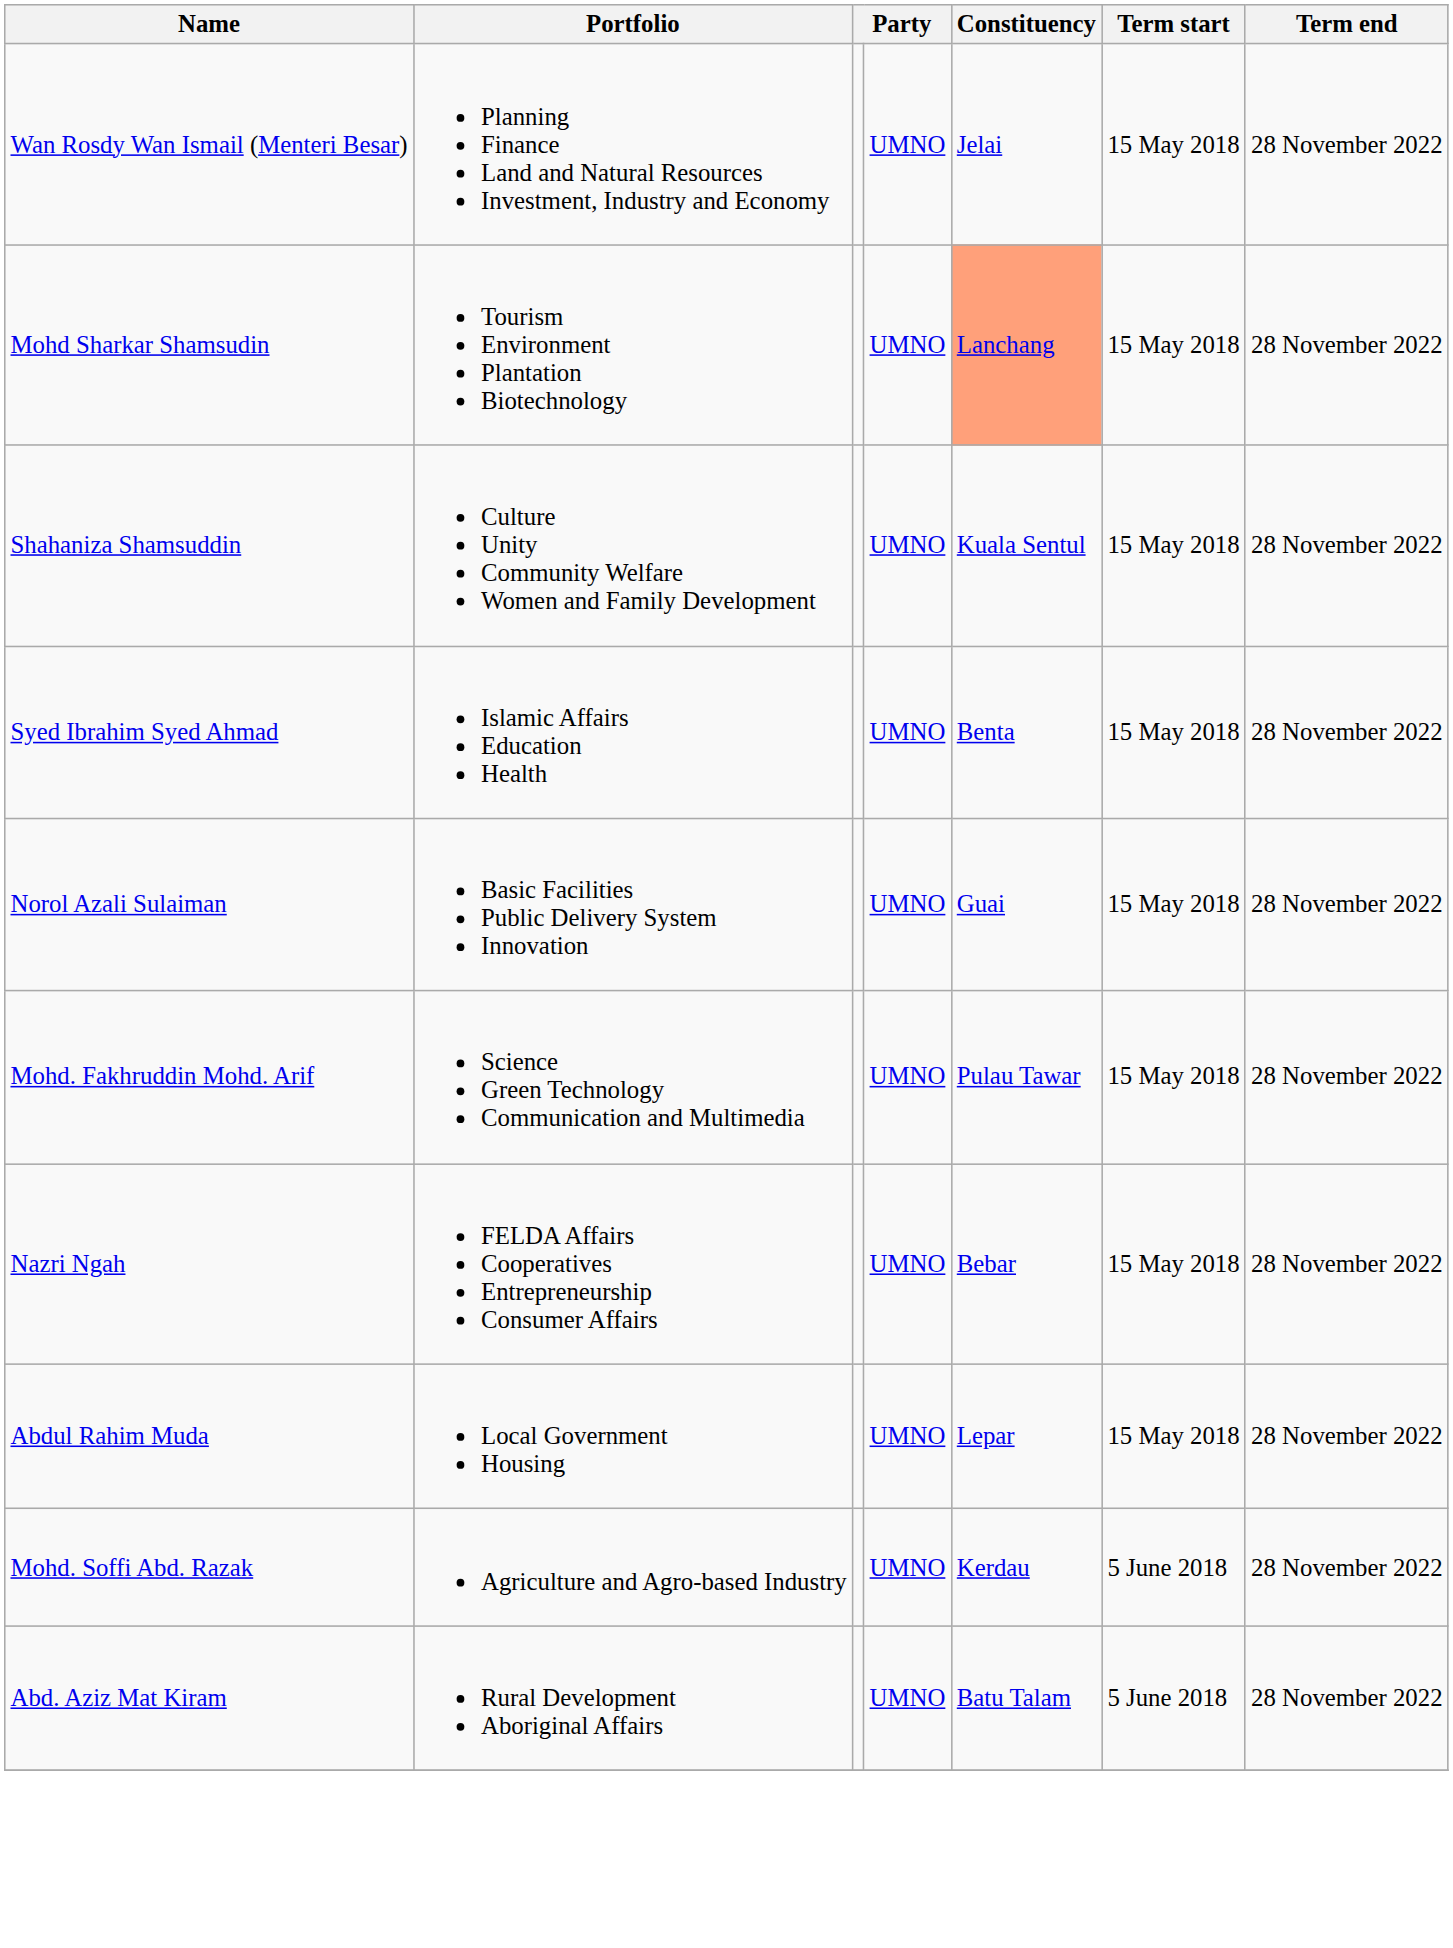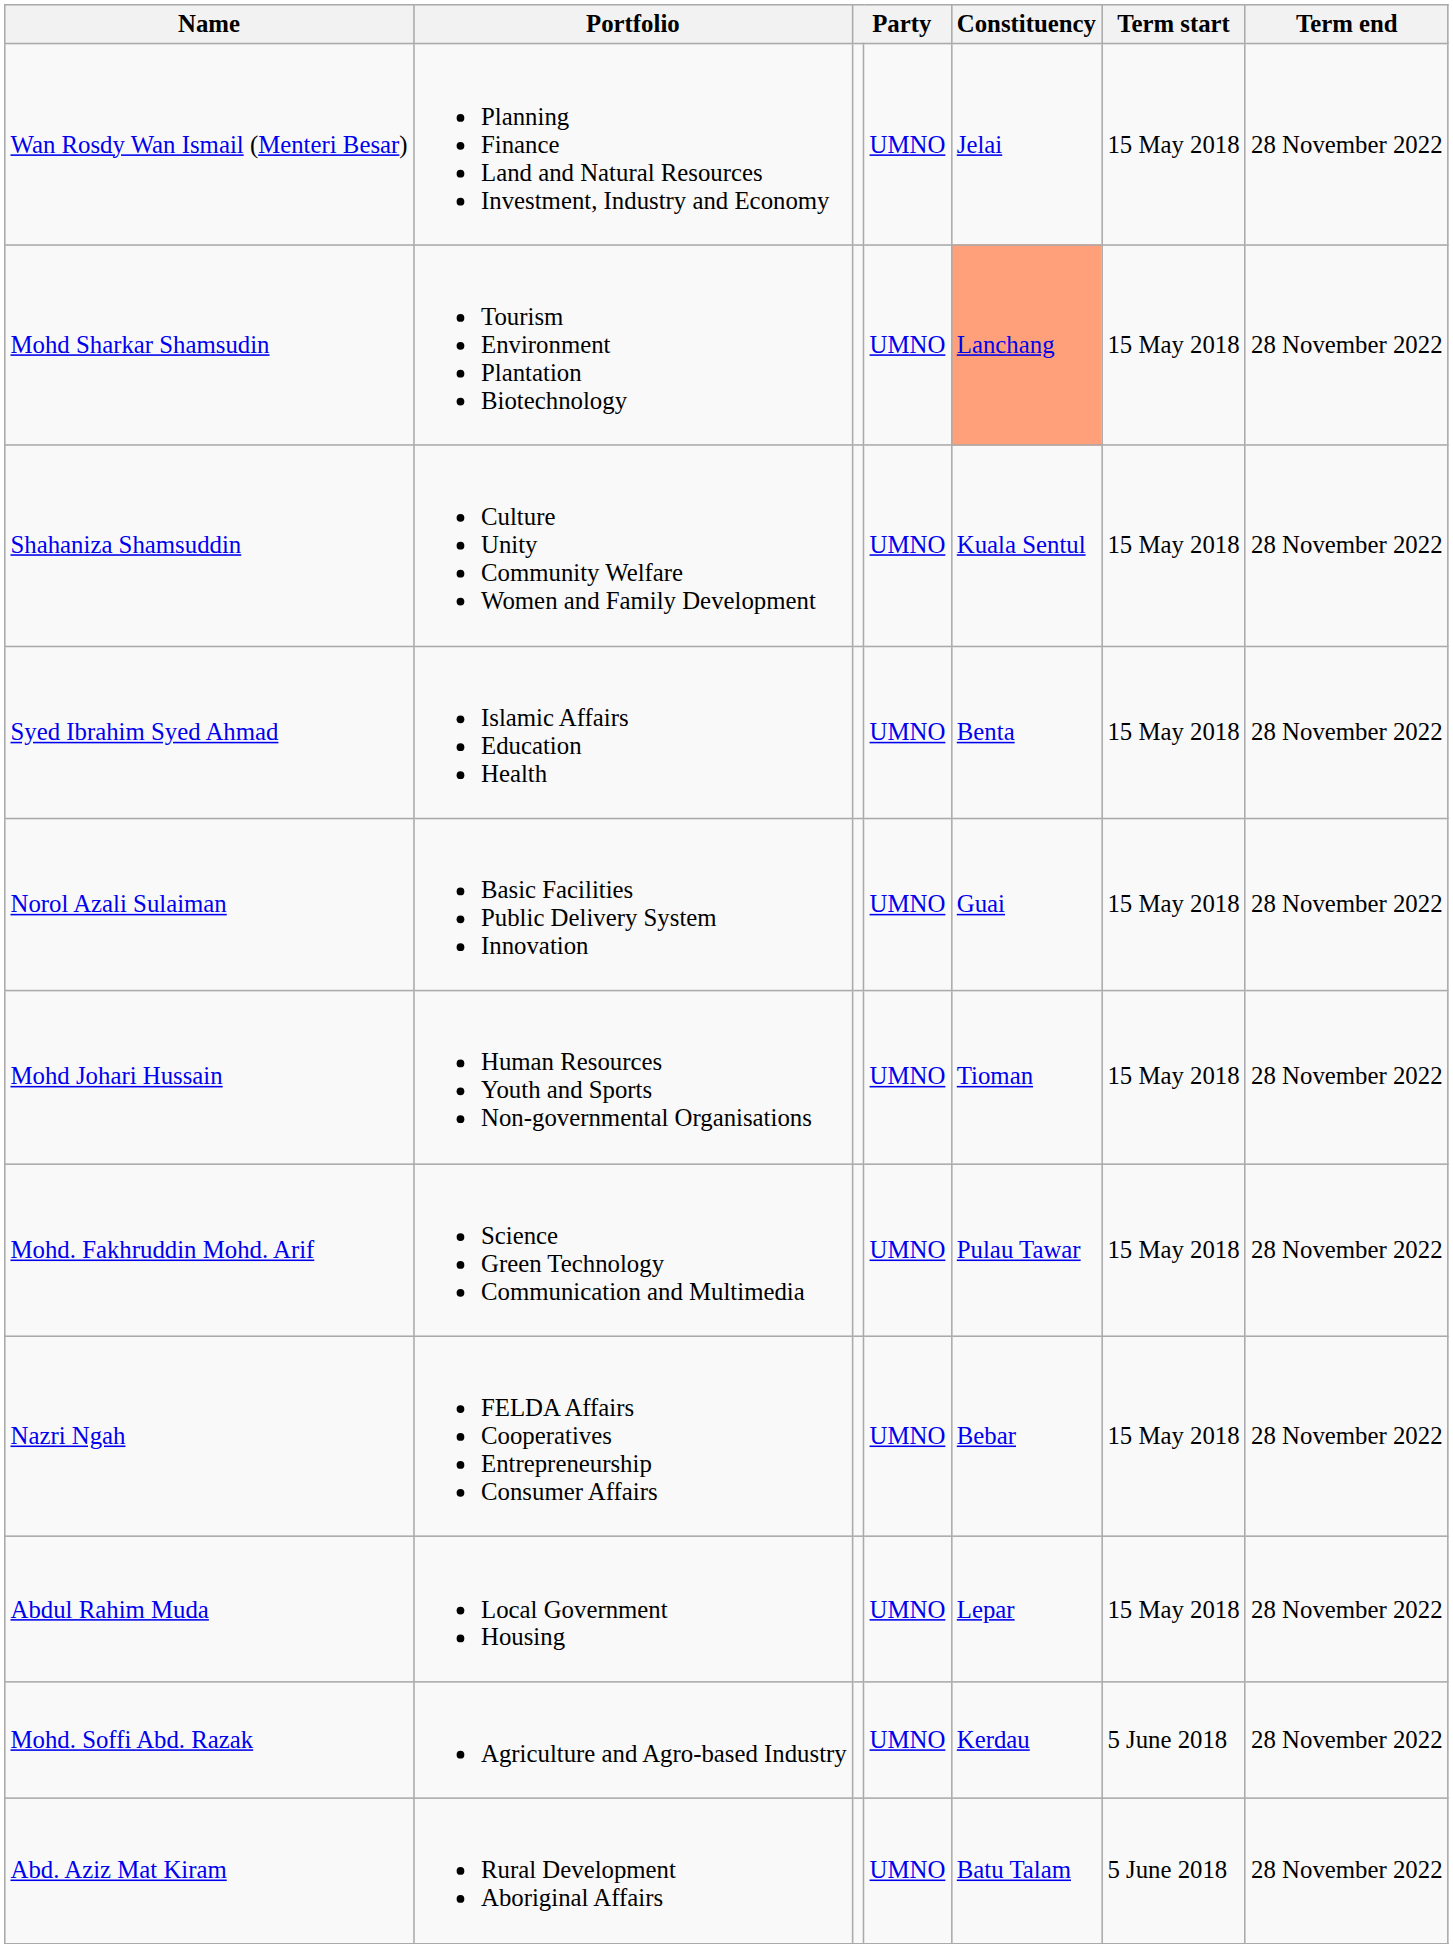+ row: (117, 1077)
